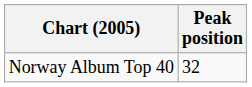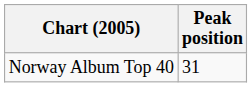(191, 67) 32 -> (191, 67) 31
